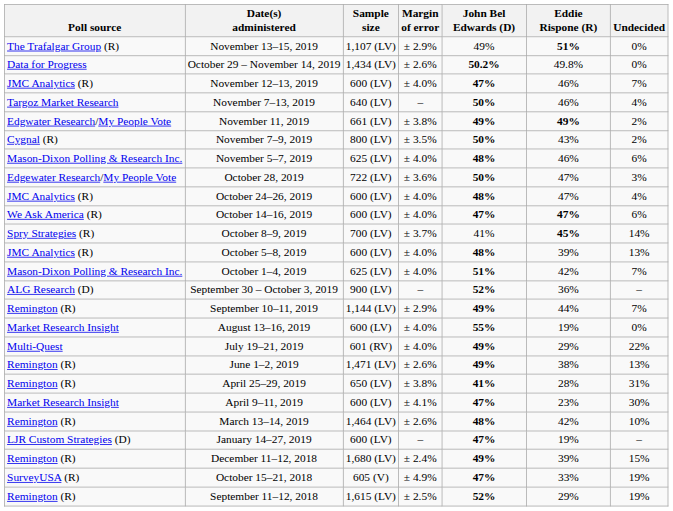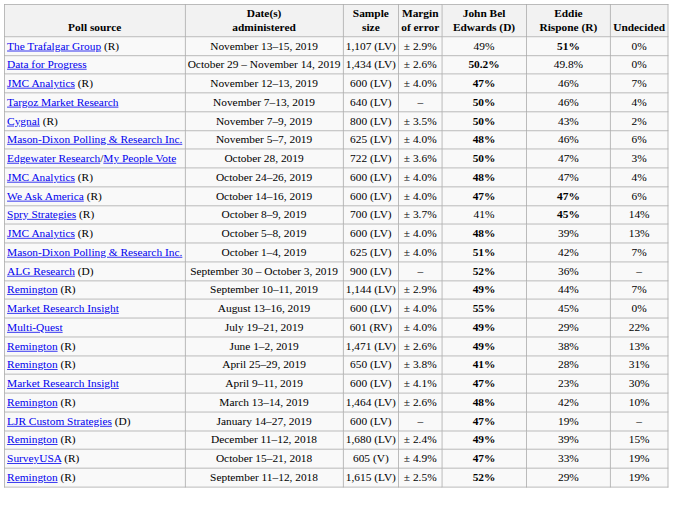- row: (264, 121)
(568, 327) 19% -> (568, 309) 45%
